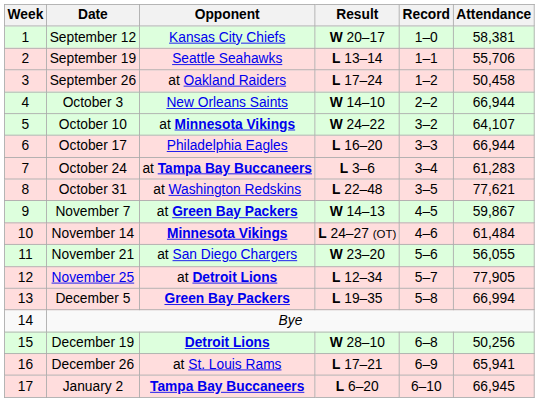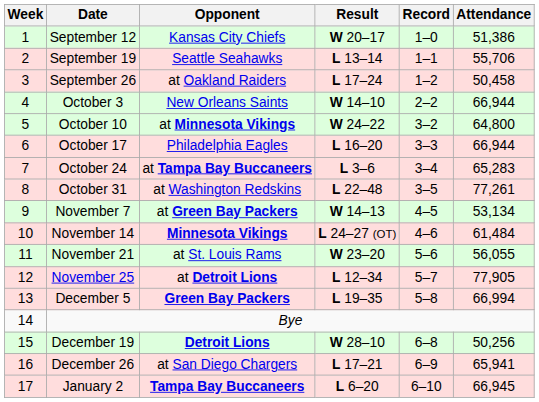(494, 37) 58,381 -> (494, 37) 51,386
(494, 124) 64,107 -> (494, 124) 64,800
(494, 168) 61,283 -> (494, 168) 65,283
(494, 189) 77,621 -> (494, 189) 77,261
(494, 211) 59,867 -> (494, 211) 53,134
(227, 255) at San Diego Chargers -> (227, 255) at St. Louis Rams
(227, 364) at St. Louis Rams -> (227, 364) at San Diego Chargers
